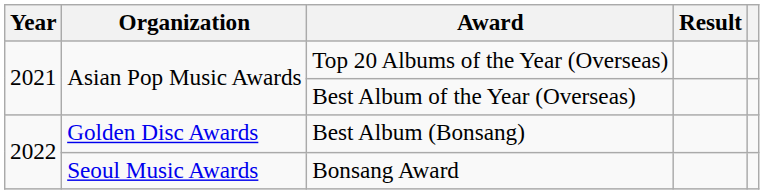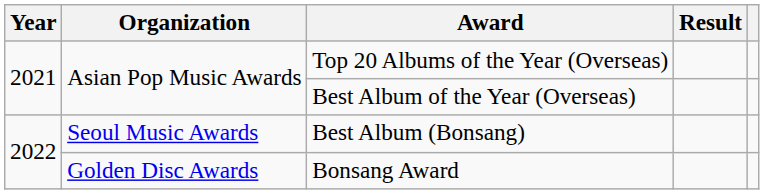(163, 133) Golden Disc Awards -> (163, 133) Seoul Music Awards
(163, 170) Seoul Music Awards -> (163, 170) Golden Disc Awards
